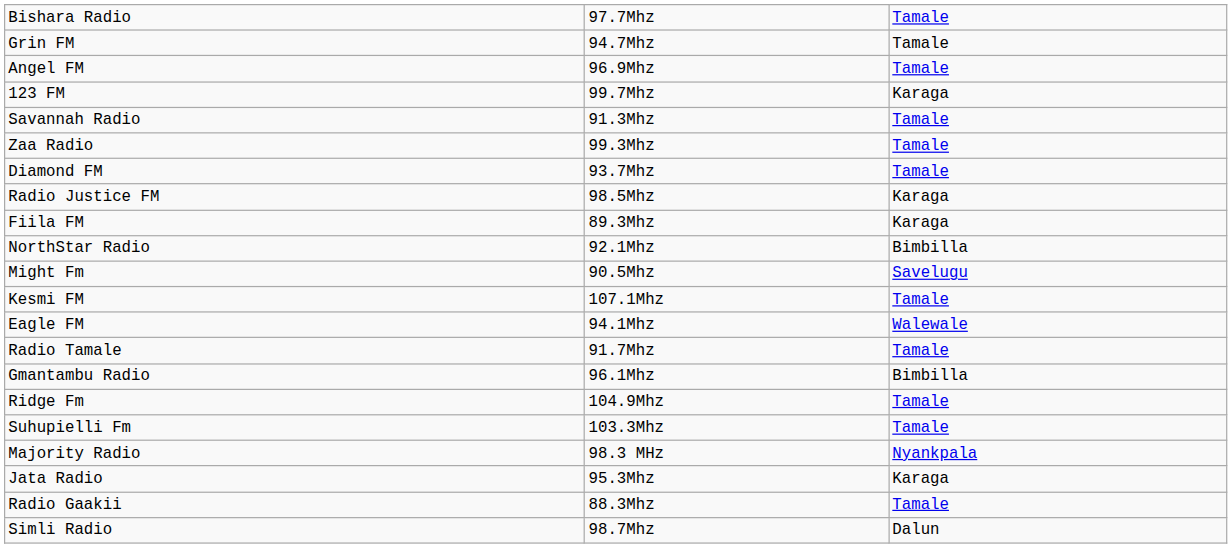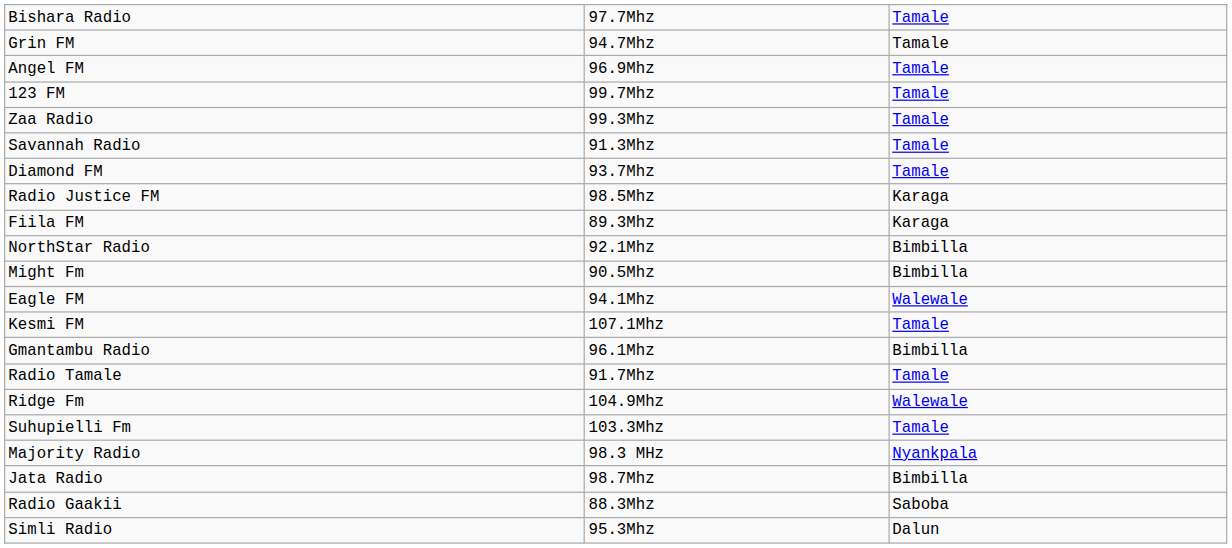(921, 94) Karaga -> (921, 94) Tamale
rows swapped: (51, 146) <-> (74, 120)
(930, 274) Savelugu -> (930, 274) Bimbilla
rows swapped: (46, 325) <-> (46, 299)
rows swapped: (79, 376) <-> (65, 351)
(921, 402) Tamale -> (930, 402) Walewale
(622, 479) 95.3Mhz -> (622, 479) 98.7Mhz
(921, 479) Karaga -> (930, 479) Bimbilla
(921, 505) Tamale -> (921, 505) Saboba
(622, 530) 98.7Mhz -> (622, 530) 95.3Mhz
